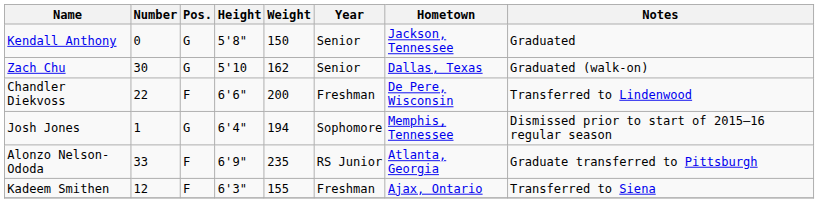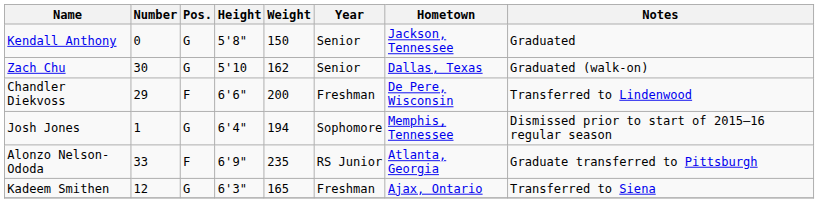(141, 94) 22 -> (141, 94) 29
(187, 188) F -> (187, 188) G
(278, 188) 155 -> (278, 188) 165
